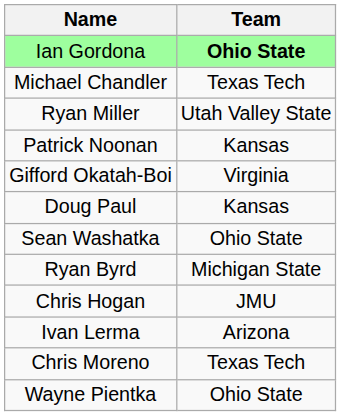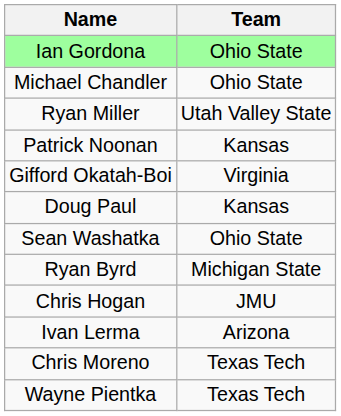(256, 51) bold -> (256, 51) normal
(256, 82) Texas Tech -> (256, 82) Ohio State
(256, 394) Ohio State -> (256, 394) Texas Tech
